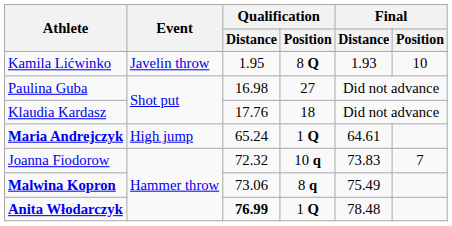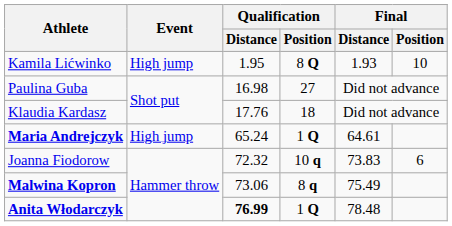(170, 64) Javelin throw -> (162, 64) High jump
(420, 161) 7 -> (420, 161) 6
